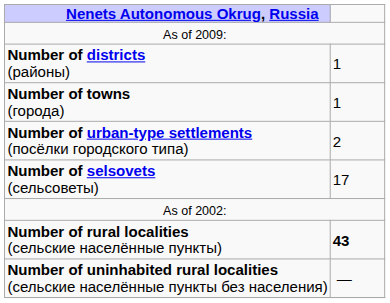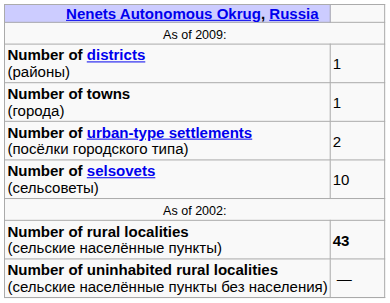(341, 179) 17 -> (341, 179) 10
